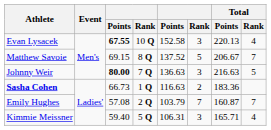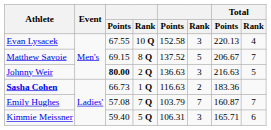(119, 42) bold -> (119, 42) normal
(145, 72) 7 Q -> (145, 72) 2 Q
(145, 102) 2 Q -> (145, 102) 7 Q
(254, 118) 4 -> (254, 118) 6
